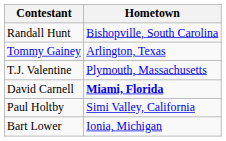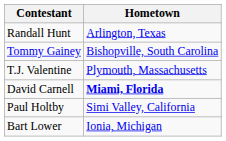(152, 32) Bishopville, South Carolina -> (126, 32) Arlington, Texas
(126, 51) Arlington, Texas -> (152, 51) Bishopville, South Carolina
